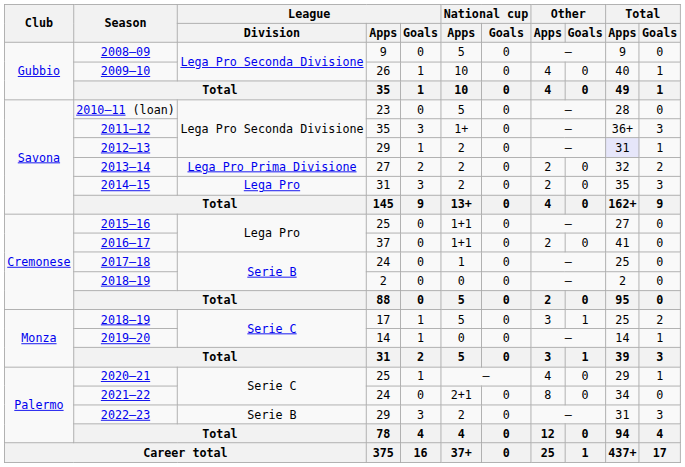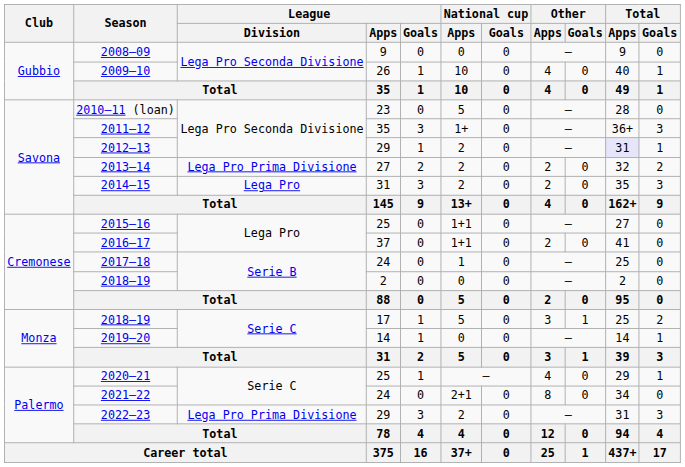(461, 52) 5 -> (461, 52) 0
(272, 414) Serie B -> (272, 414) Lega Pro Prima Divisione
